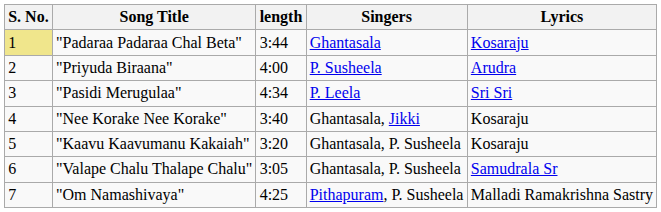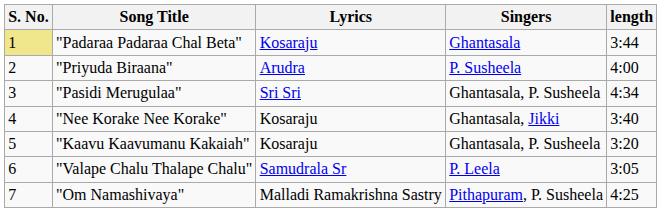columns swapped: (562, 17) <-> (281, 17)
(335, 93) P. Leela -> (525, 93) Ghantasala, P. Susheela
(385, 169) Ghantasala, P. Susheela -> (475, 169) P. Leela
